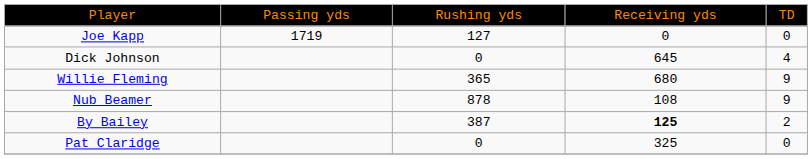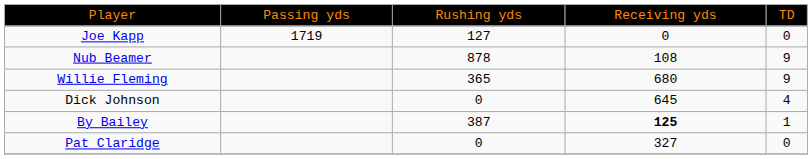rows swapped: (112, 101) <-> (112, 58)
(787, 122) 2 -> (787, 122) 1
(666, 144) 325 -> (666, 144) 327
